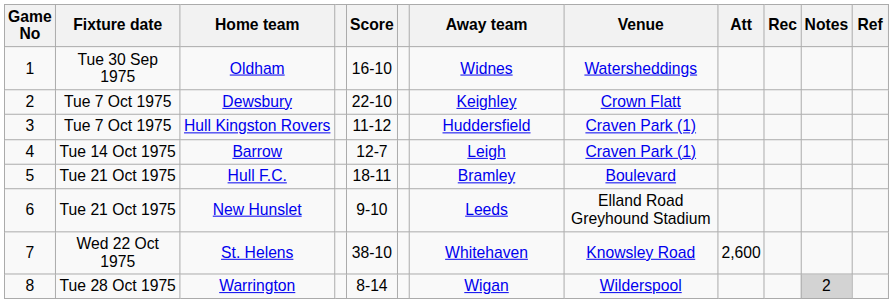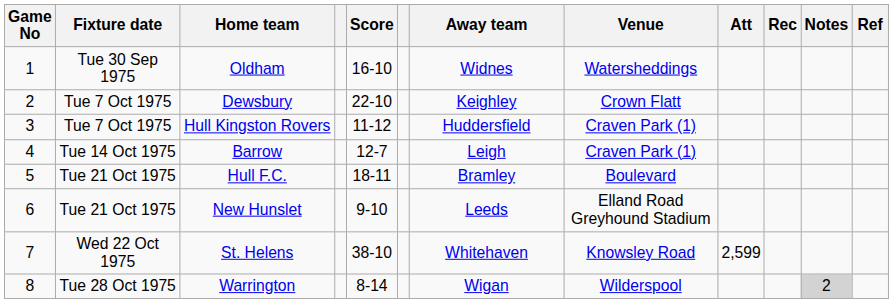(741, 252) 2,600 -> (741, 252) 2,599
